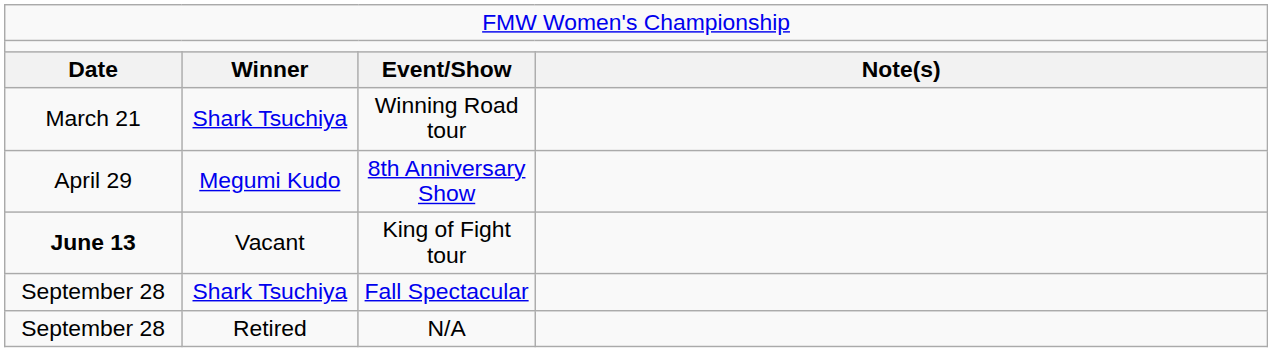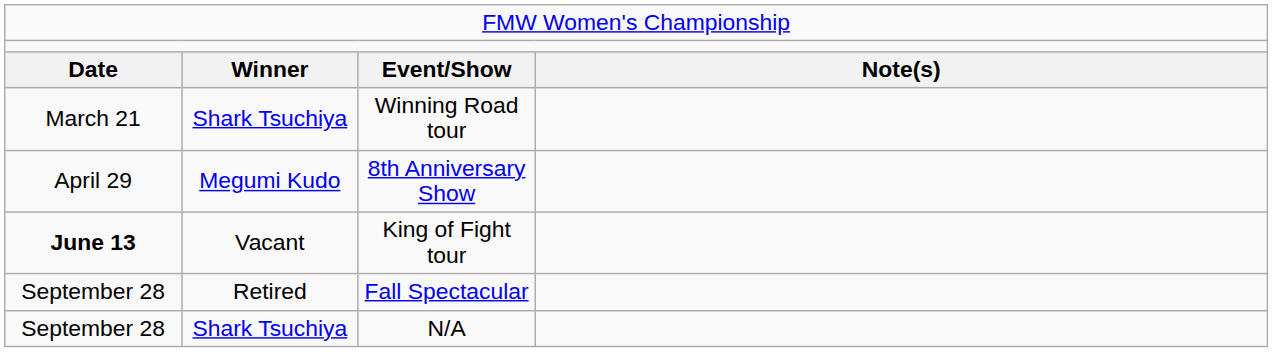(270, 291) Shark Tsuchiya -> (270, 291) Retired
(270, 328) Retired -> (270, 328) Shark Tsuchiya
